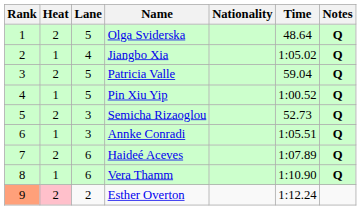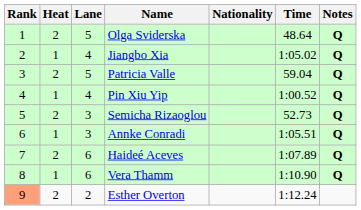(88, 94) 5 -> (88, 94) 4
(56, 194) pink background -> (56, 194) no background
